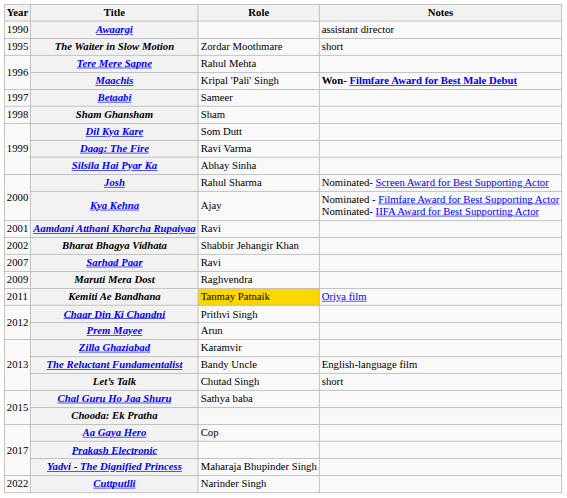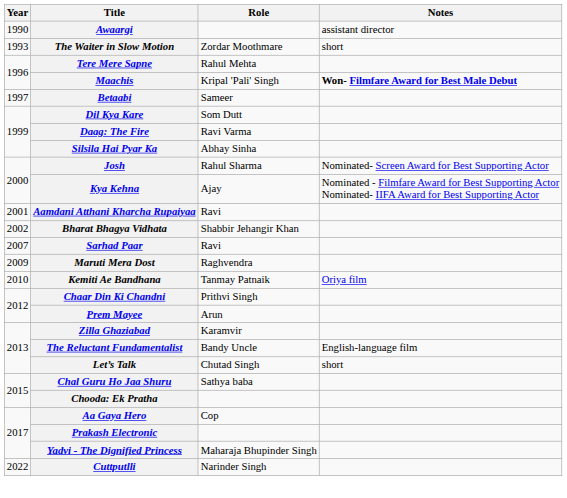(18, 47) 1995 -> (18, 47) 1993
- row: (114, 115)
(17, 297) 2011 -> (18, 280) 2010
(235, 297) gold background -> (235, 280) no background
